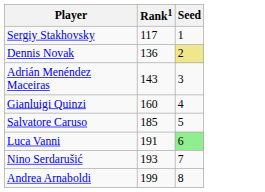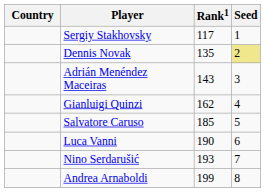+ column: (33, 15)
(149, 53) 136 -> (205, 53) 135
(149, 104) 160 -> (205, 104) 162
(149, 141) 191 -> (205, 141) 190
(181, 141) lightgreen background -> (237, 141) no background
